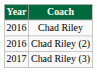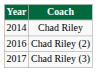(17, 28) 2016 -> (17, 28) 2014
